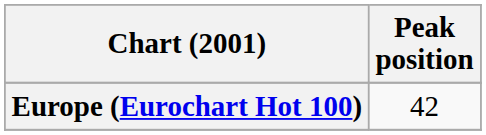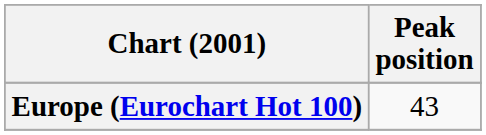(425, 105) 42 -> (425, 105) 43
